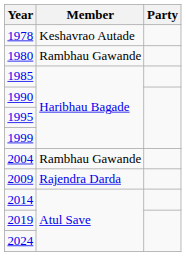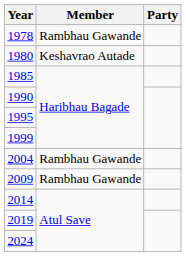(87, 35) Keshavrao Autade -> (90, 35) Rambhau Gawande
(90, 55) Rambhau Gawande -> (87, 55) Keshavrao Autade
(80, 179) Rajendra Darda -> (90, 179) Rambhau Gawande
